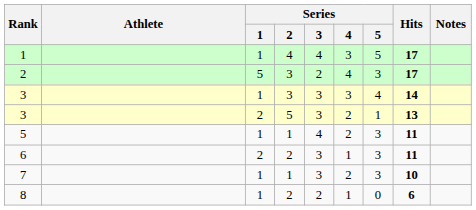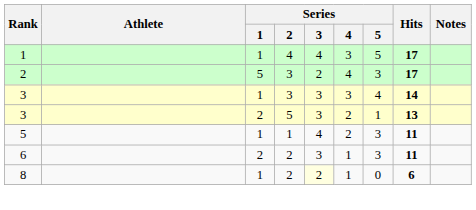- row: (23, 174)
(319, 194) no background -> (319, 174) lightyellow background
